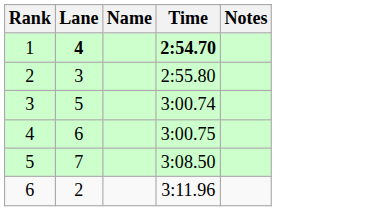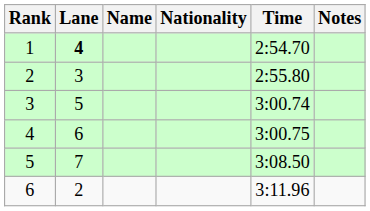+ column: (204, 18)
(188, 47) bold -> (282, 47) normal
